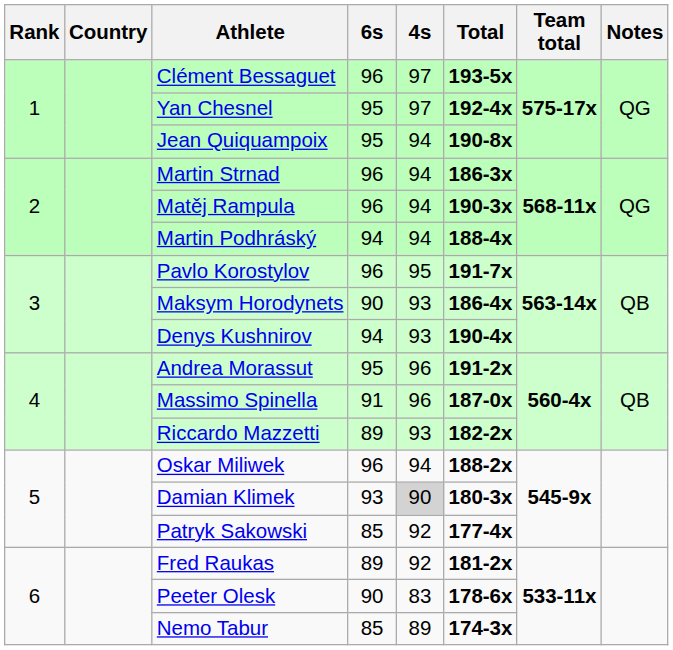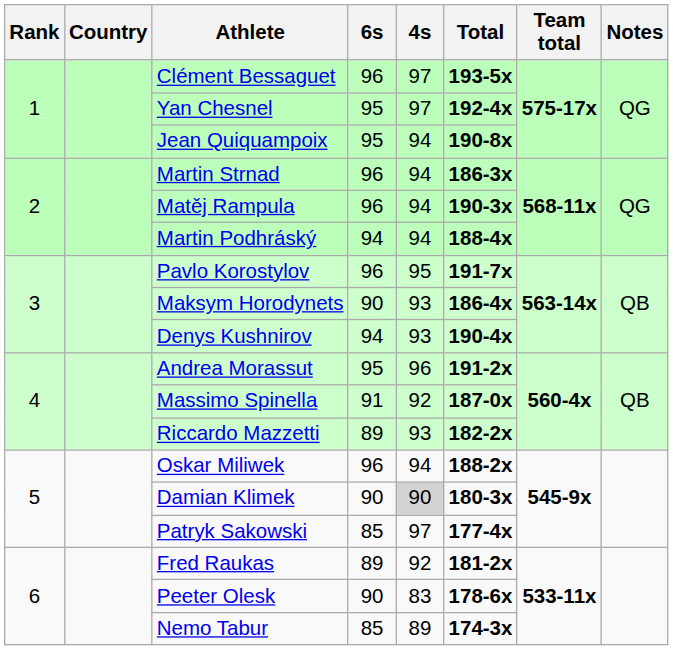(420, 401) 96 -> (420, 401) 92
(372, 498) 93 -> (372, 498) 90
(420, 530) 92 -> (420, 530) 97
